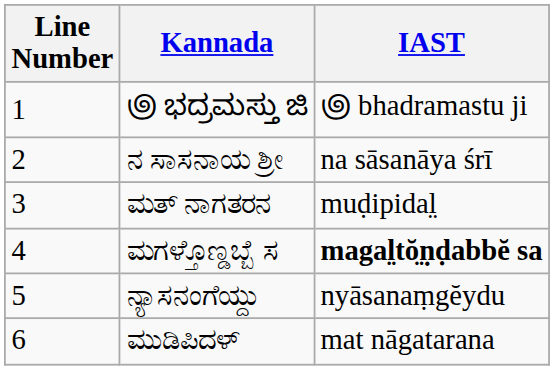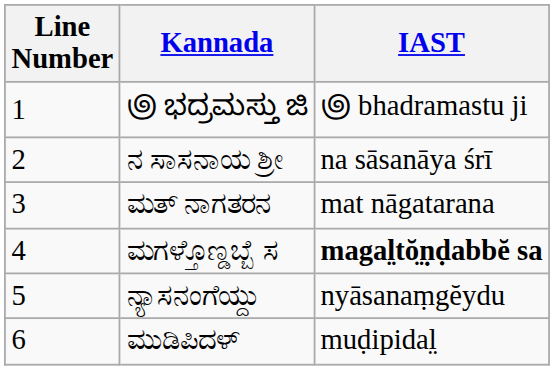(379, 204) muḍipidal̤ -> (408, 204) mat nāgatarana
(408, 340) mat nāgatarana -> (379, 340) muḍipidal̤
